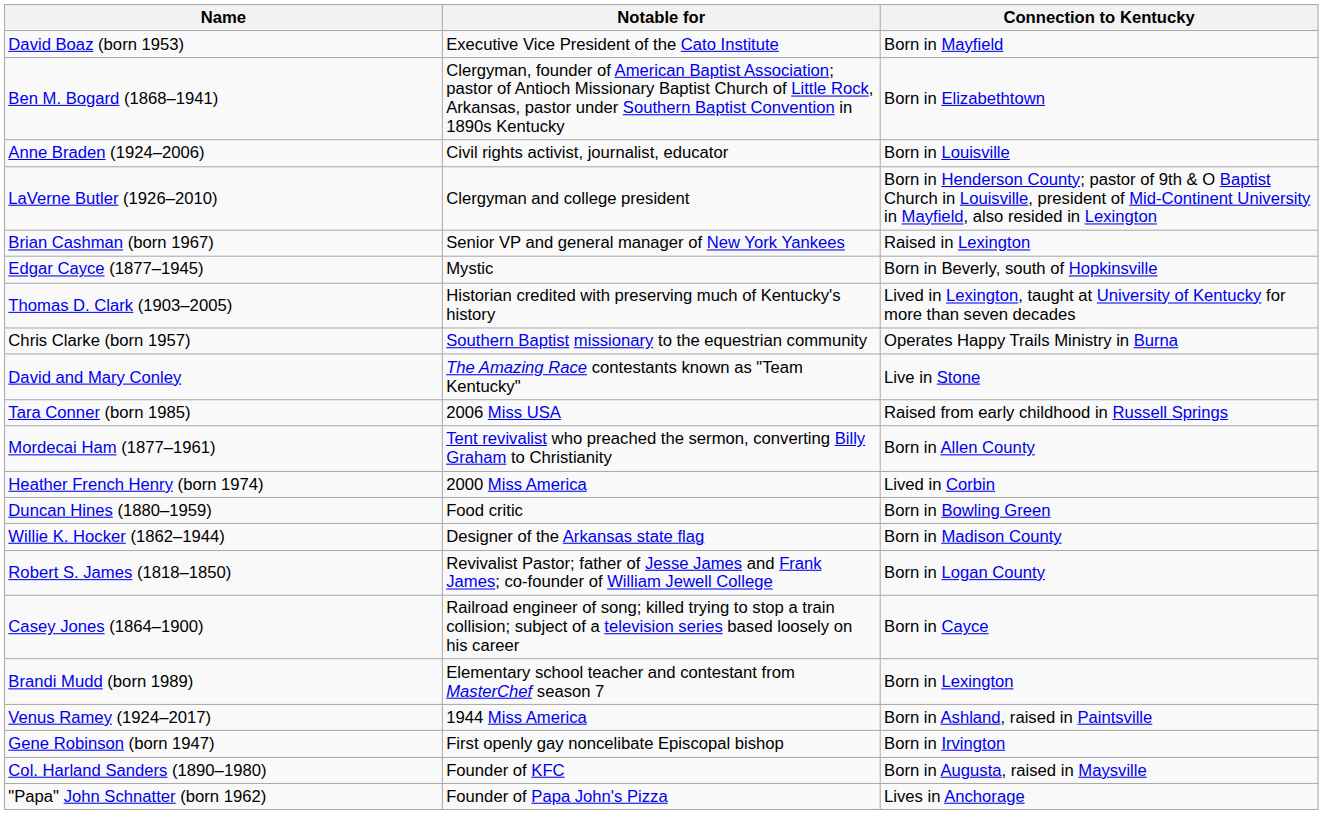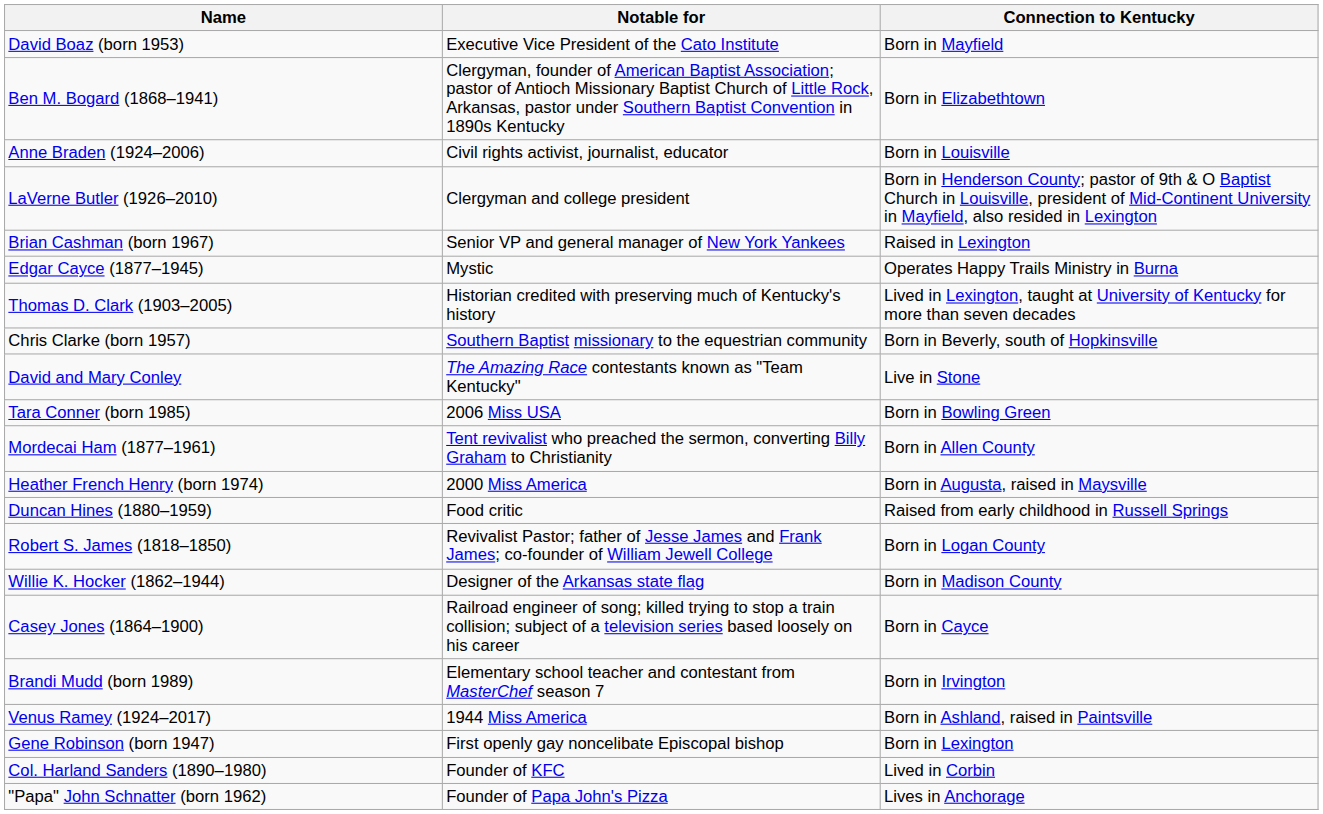(1021, 269) Born in Beverly, south of Hopkinsville -> (1031, 269) Operates Happy Trails Ministry in Burna
(1031, 341) Operates Happy Trails Ministry in Burna -> (1021, 341) Born in Beverly, south of Hopkinsville
(1056, 412) Raised from early childhood in Russell Springs -> (967, 412) Born in Bowling Green
(940, 484) Lived in Corbin -> (1015, 484) Born in Augusta, raised in Maysville
(967, 510) Born in Bowling Green -> (1056, 510) Raised from early childhood in Russell Springs
rows swapped: (117, 536) <-> (120, 572)
(949, 681) Born in Lexington -> (945, 681) Born in Irvington
(945, 743) Born in Irvington -> (949, 743) Born in Lexington
(1015, 770) Born in Augusta, raised in Maysville -> (940, 770) Lived in Corbin
